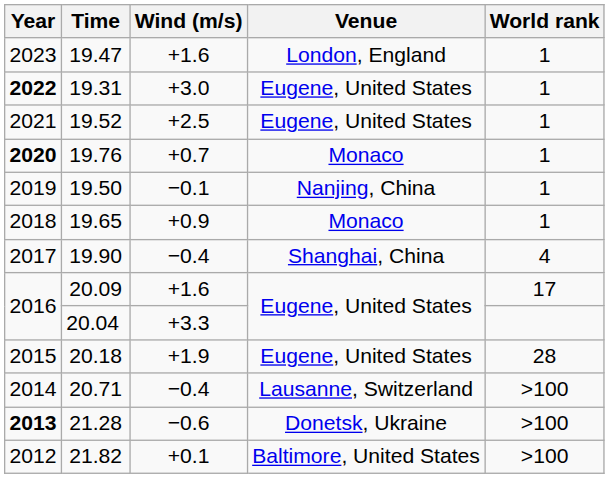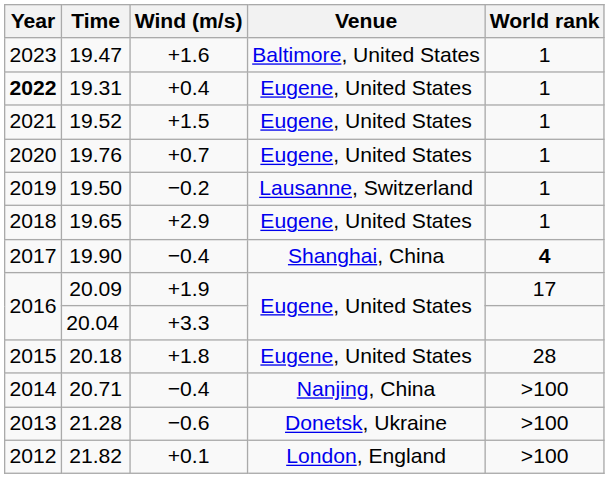(366, 54) London, England -> (366, 54) Baltimore, United States
(189, 88) +3.0 -> (189, 88) +0.4
(189, 121) +2.5 -> (189, 121) +1.5
(33, 155) bold -> (33, 155) normal
(366, 155) Monaco -> (366, 155) Eugene, United States
(189, 188) −0.1 -> (189, 188) −0.2
(366, 188) Nanjing, China -> (366, 188) Lausanne, Switzerland
(189, 222) +0.9 -> (189, 222) +2.9
(366, 222) Monaco -> (366, 222) Eugene, United States
(545, 255) normal -> (545, 255) bold
(189, 289) +1.6 -> (189, 289) +1.9
(189, 356) +1.9 -> (189, 356) +1.8
(366, 389) Lausanne, Switzerland -> (366, 389) Nanjing, China
(33, 423) bold -> (33, 423) normal
(366, 456) Baltimore, United States -> (366, 456) London, England
